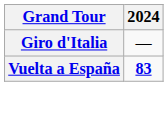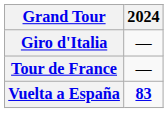+ row: (64, 68)
